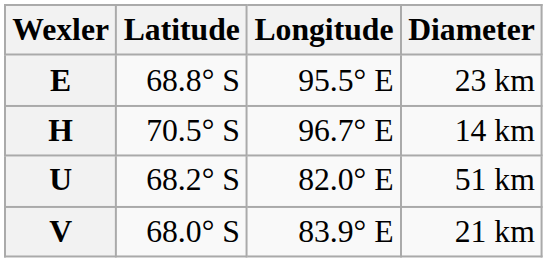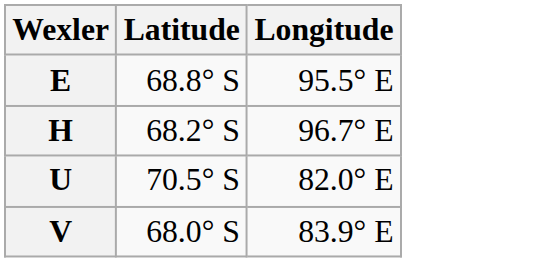- column: (471, 29)
(193, 130) 70.5° S -> (193, 130) 68.2° S
(193, 180) 68.2° S -> (193, 180) 70.5° S
